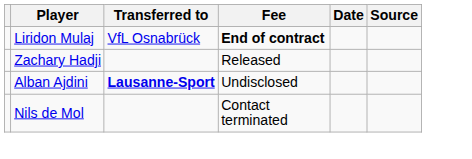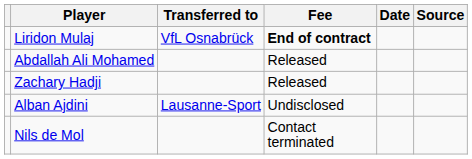+ row: (84, 60)
(161, 82) bold -> (211, 104) normal
